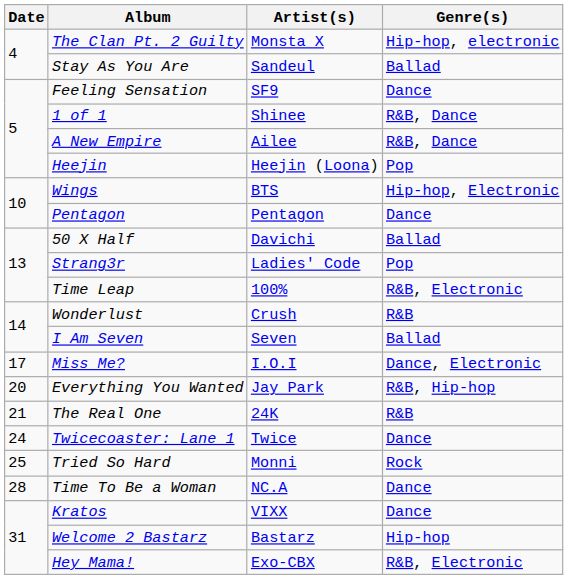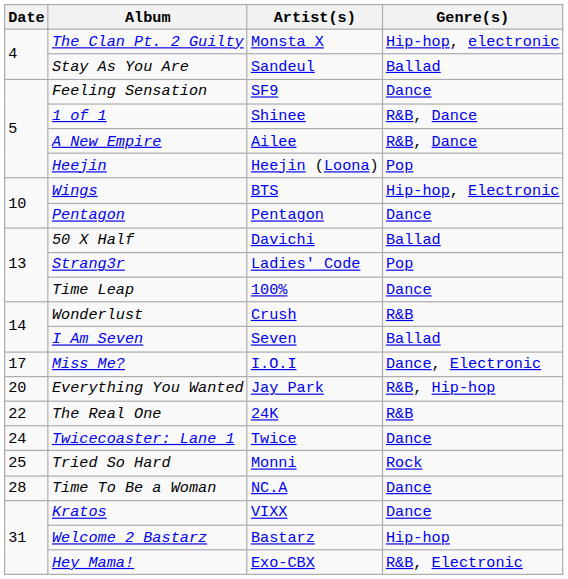(454, 290) R&B, Electronic -> (409, 290) Dance
(17, 414) 21 -> (17, 414) 22
